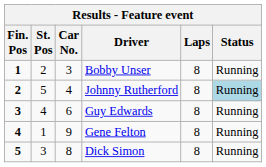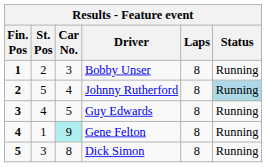(69, 111) 6 -> (69, 111) 5
(69, 131) no background -> (69, 131) paleturquoise background
